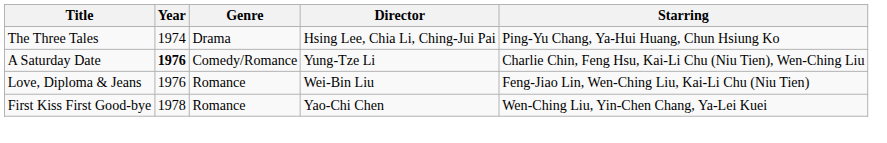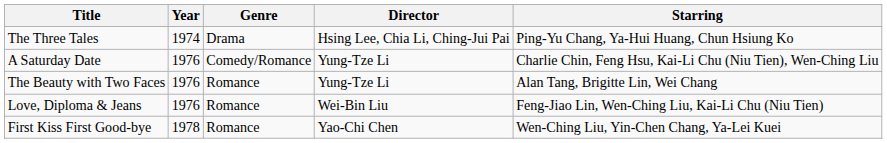(172, 60) bold -> (186, 60) normal
+ row: (86, 82)
